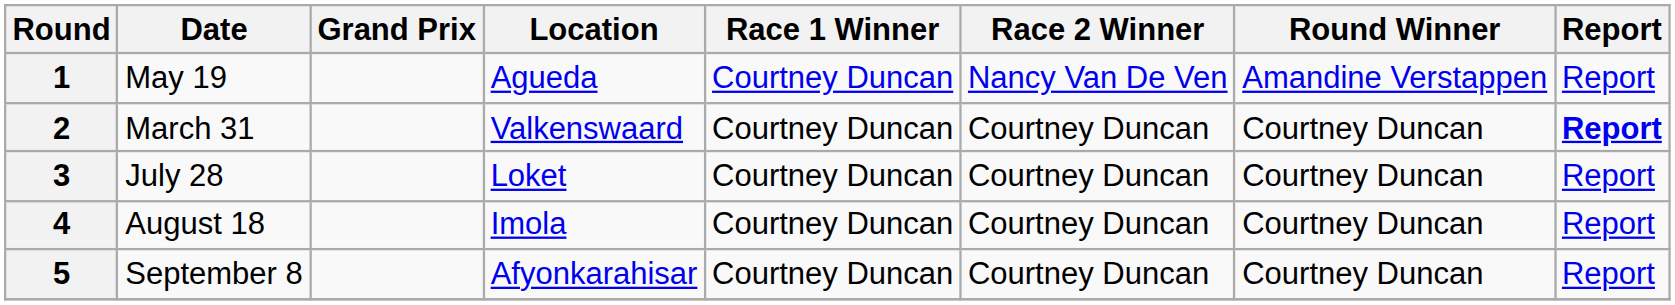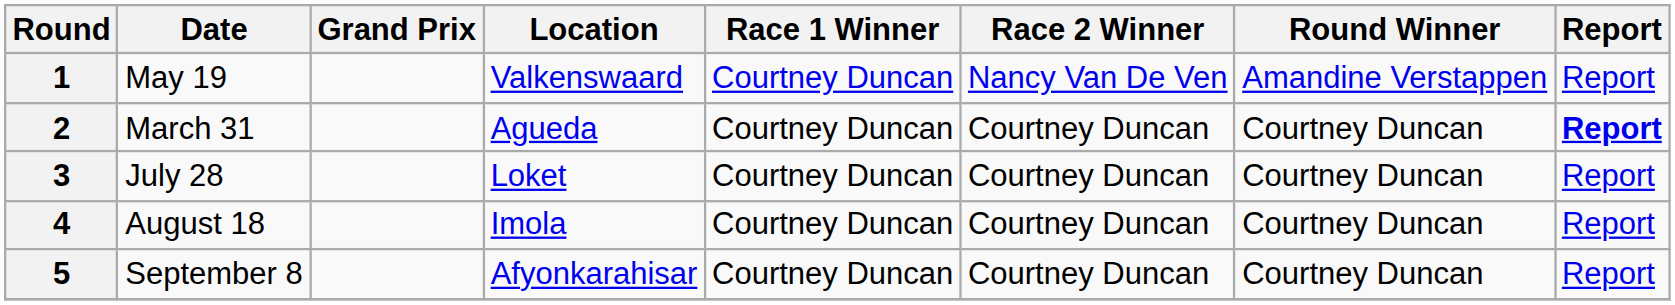(544, 78) Agueda -> (587, 78) Valkenswaard
(587, 127) Valkenswaard -> (544, 127) Agueda
